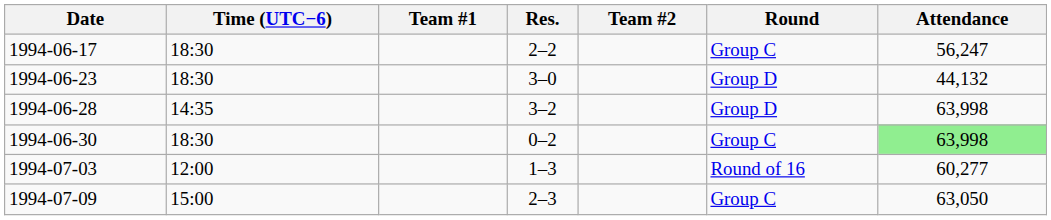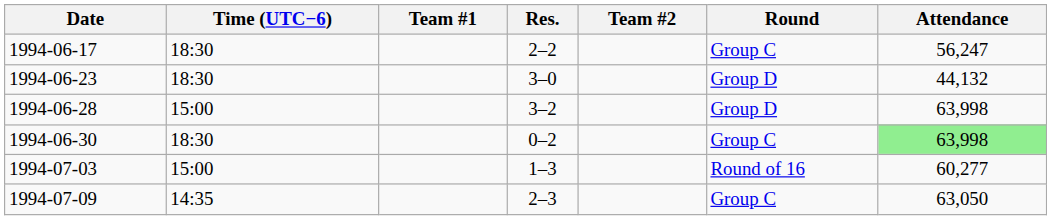(192, 109) 14:35 -> (192, 109) 15:00
(192, 169) 12:00 -> (192, 169) 15:00
(192, 199) 15:00 -> (192, 199) 14:35
